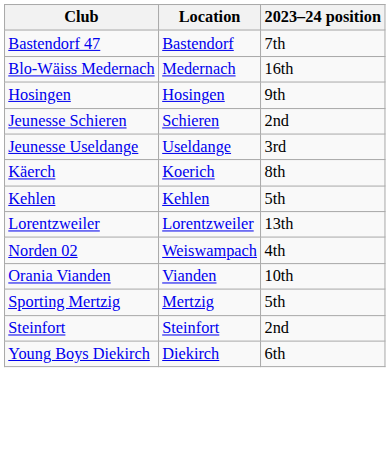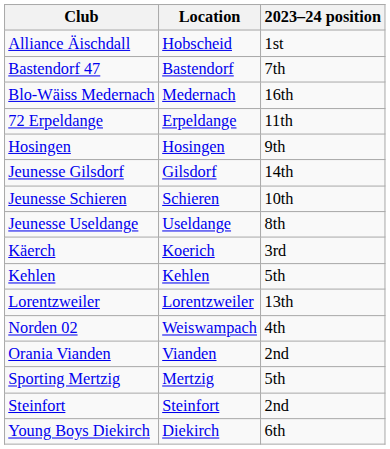+ row: (69, 43)
+ row: (56, 120)
+ row: (66, 172)
(277, 120) 2nd -> (279, 198) 10th
(275, 146) 3rd -> (275, 224) 8th
(275, 172) 8th -> (275, 250) 3rd
(279, 276) 10th -> (277, 353) 2nd
